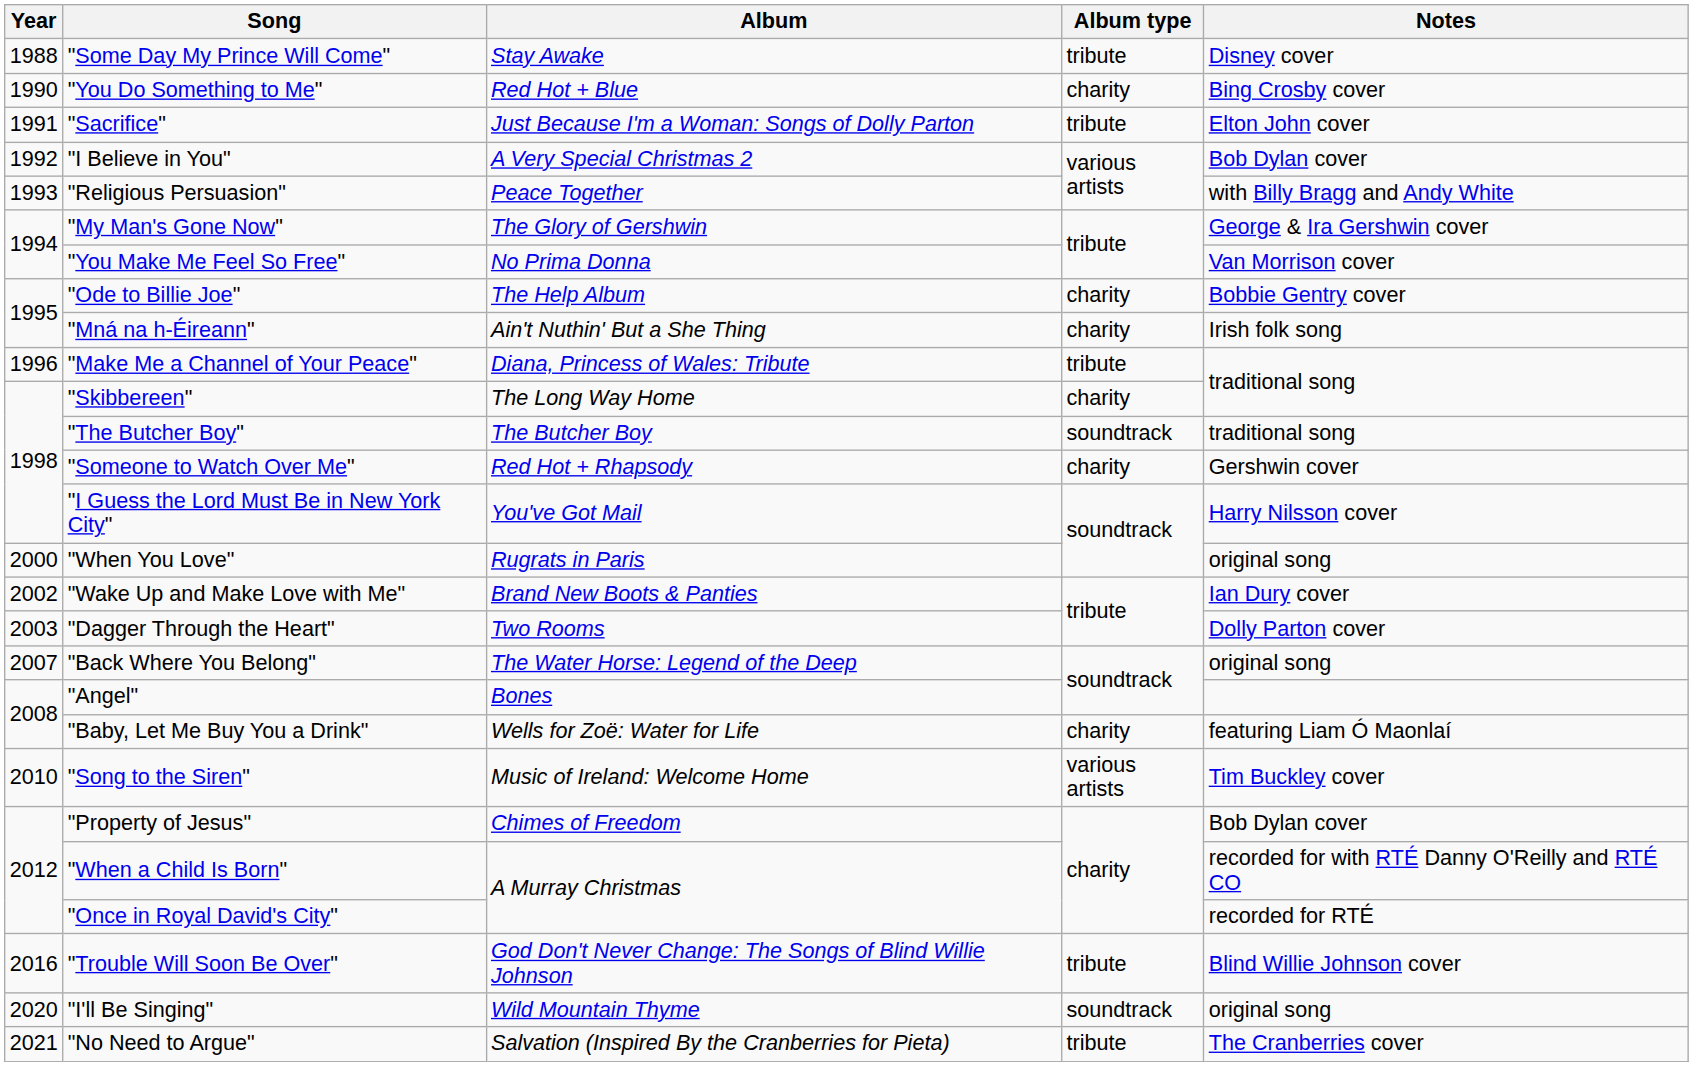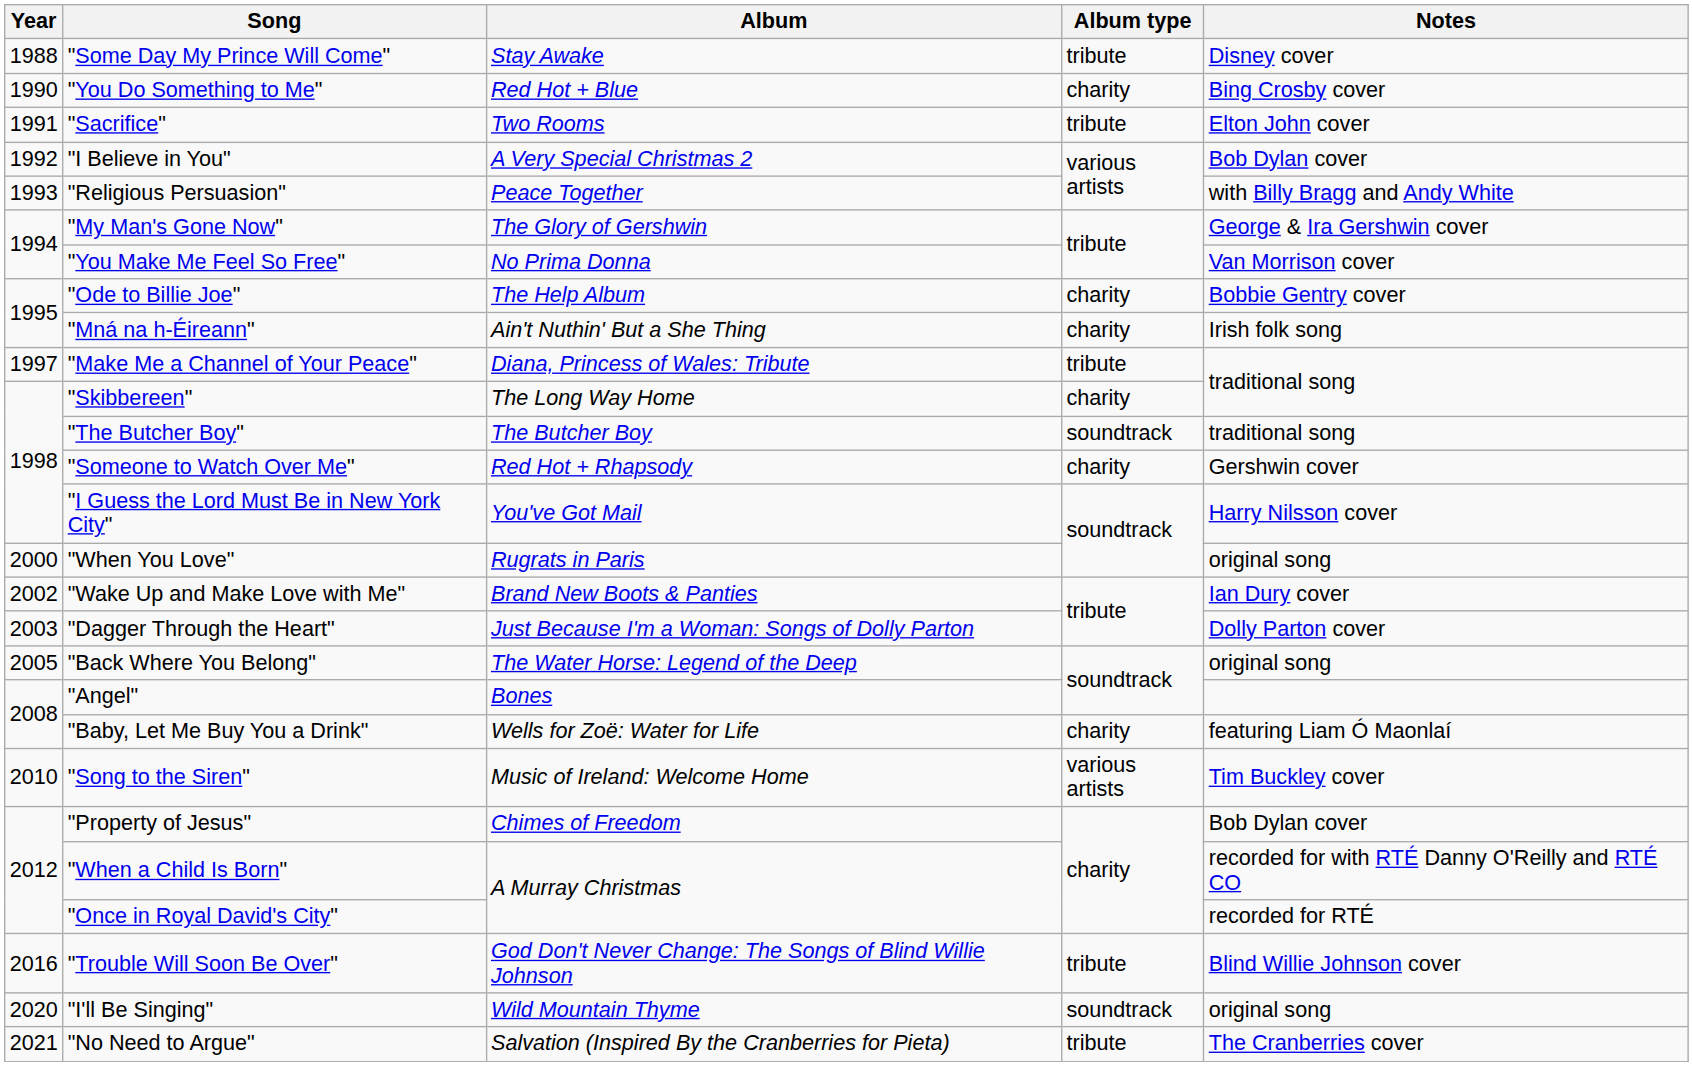(733, 124) Just Because I'm a Woman: Songs of Dolly Parton -> (548, 124) Two Rooms
(34, 364) 1996 -> (34, 364) 1997
(548, 628) Two Rooms -> (733, 628) Just Because I'm a Woman: Songs of Dolly Parton
(34, 662) 2007 -> (34, 662) 2005
